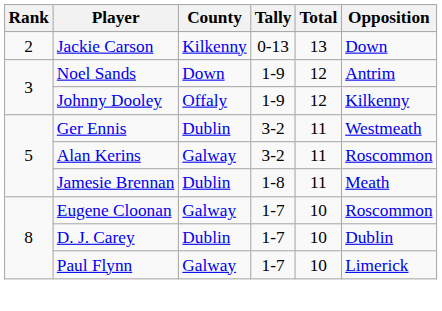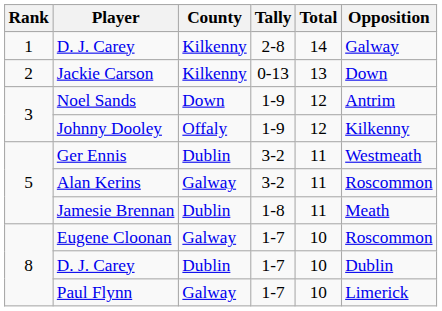+ row: (96, 45)
